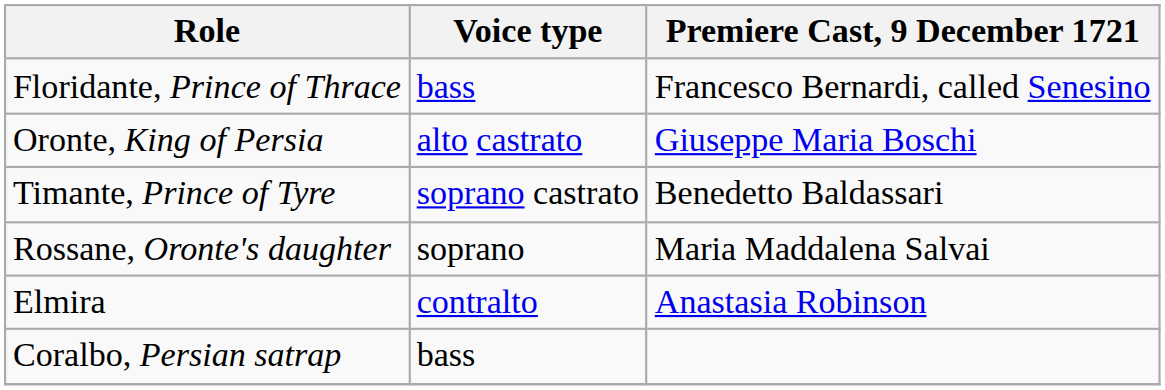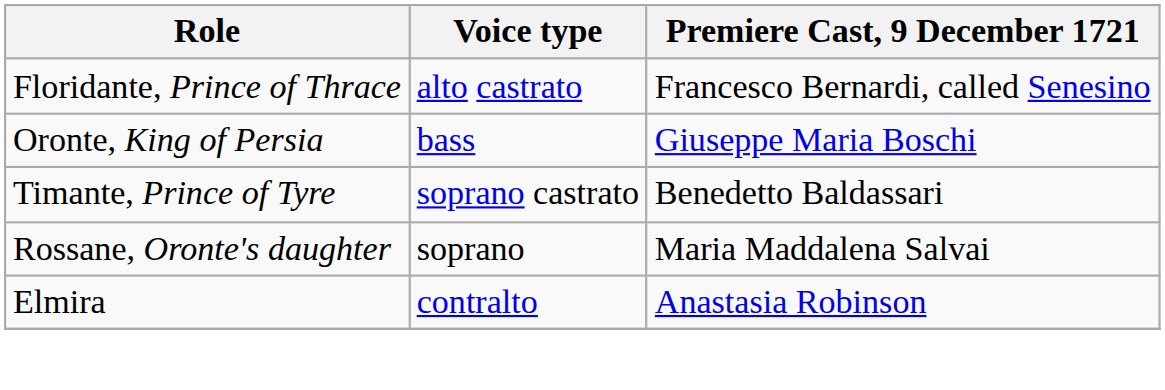(446, 85) bass -> (499, 85) alto castrato
(499, 139) alto castrato -> (446, 139) bass
- row: (177, 355)
